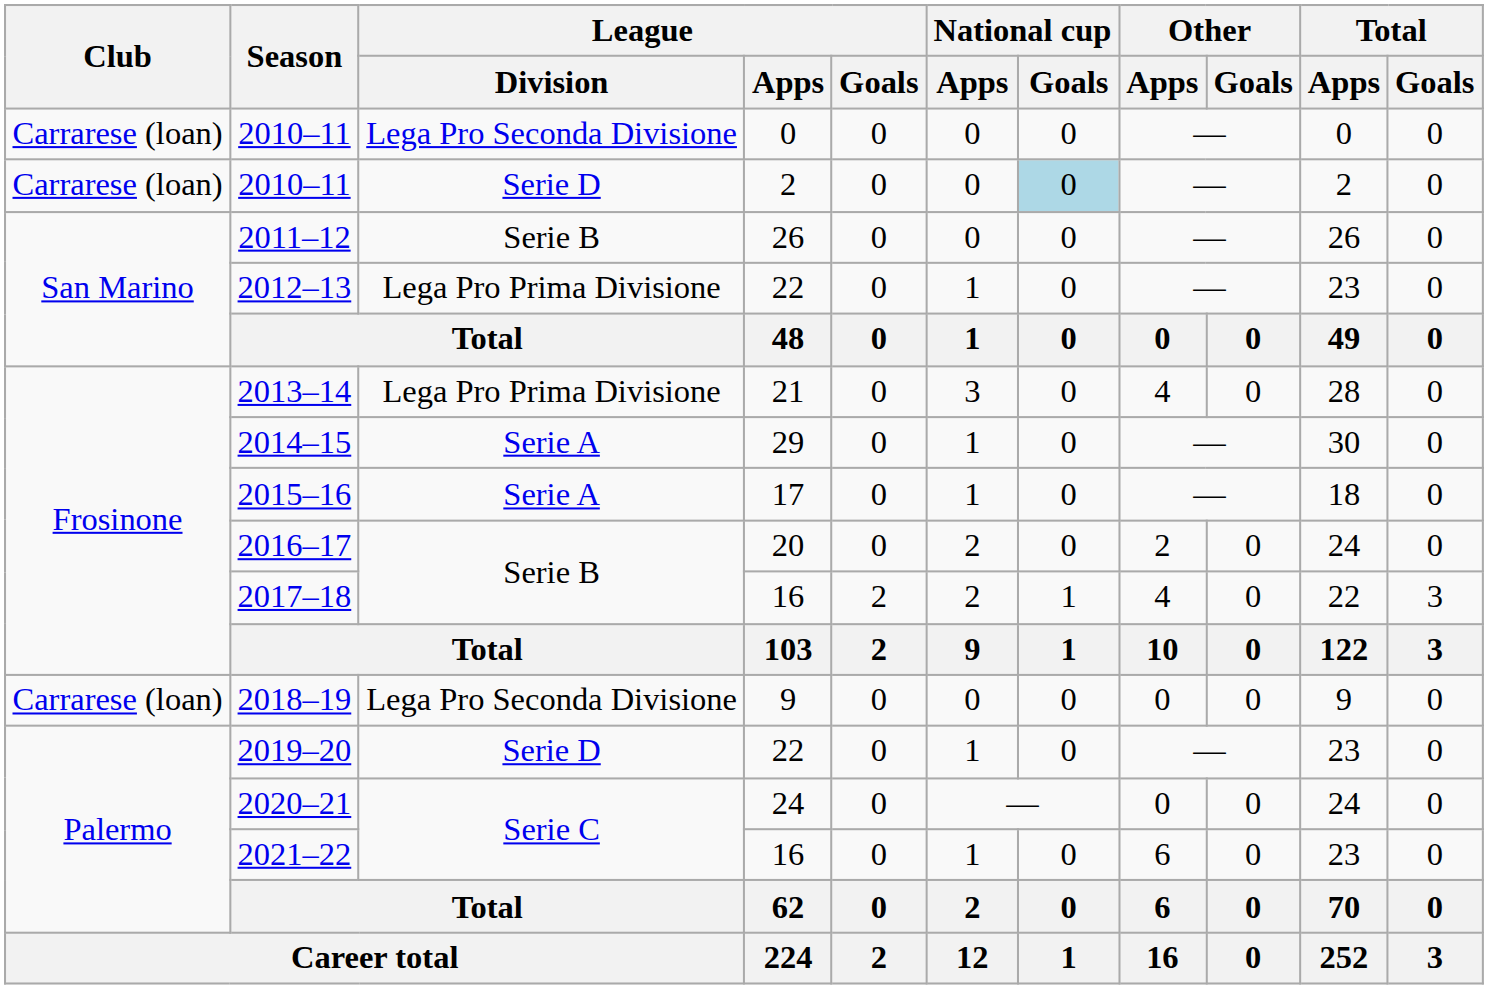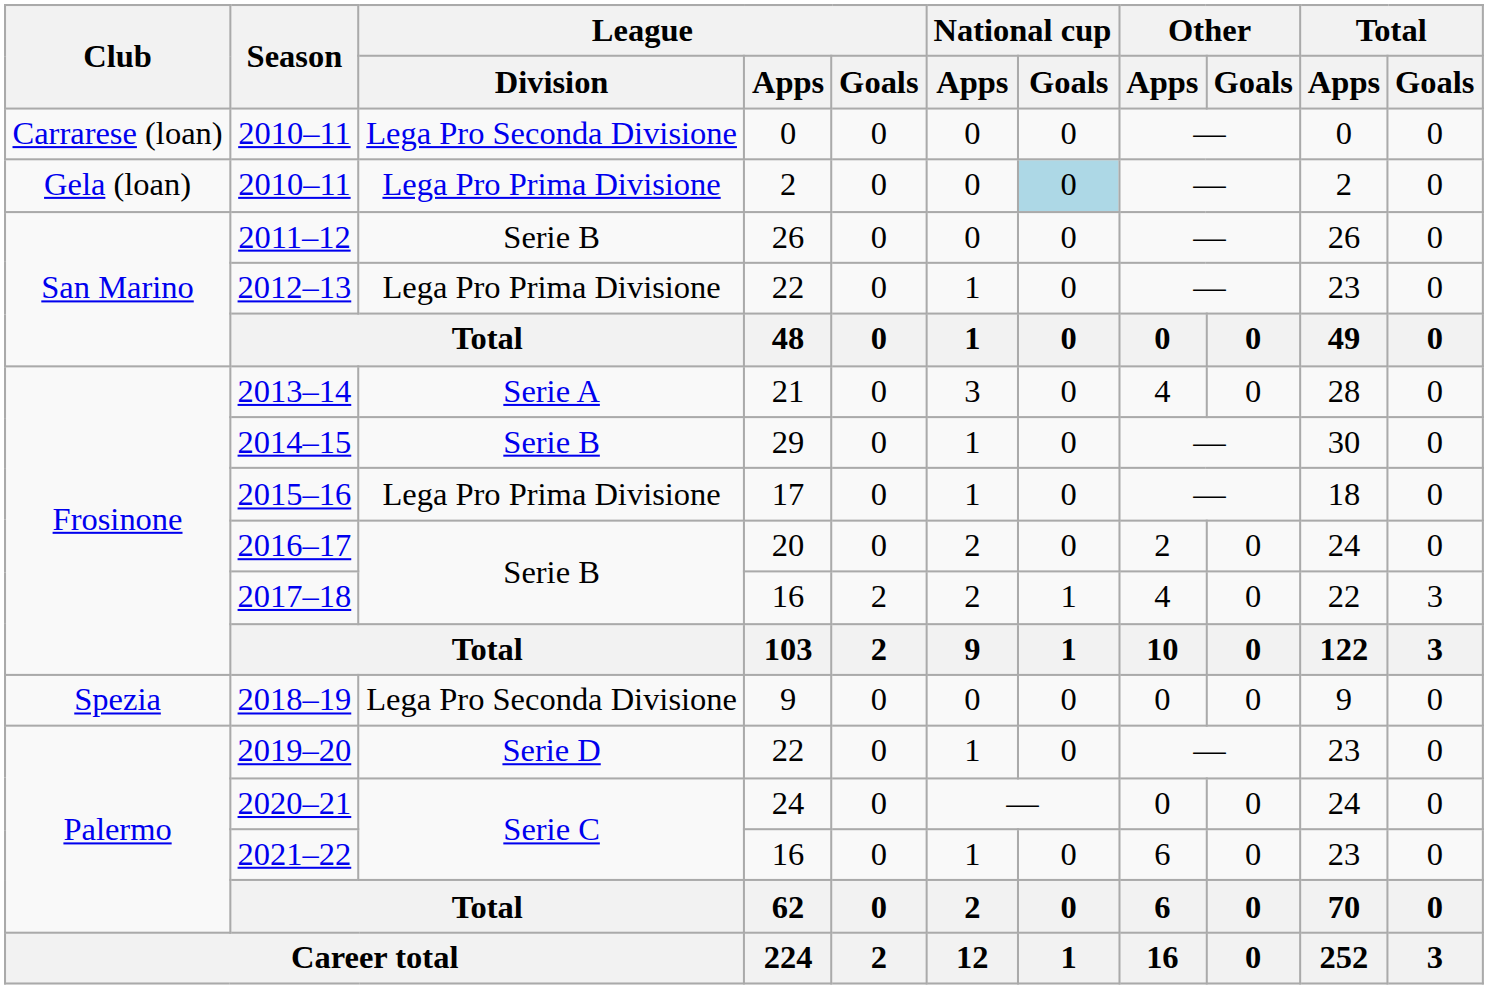(118, 184) Carrarese (loan) -> (118, 184) Gela (loan)
(552, 184) Serie D -> (552, 184) Lega Pro Prima Divisione
(552, 390) Lega Pro Prima Divisione -> (552, 390) Serie A
(552, 442) Serie A -> (552, 442) Serie B
(552, 493) Serie A -> (552, 493) Lega Pro Prima Divisione
(118, 699) Carrarese (loan) -> (118, 699) Spezia
